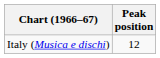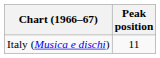(134, 44) 12 -> (134, 44) 11
